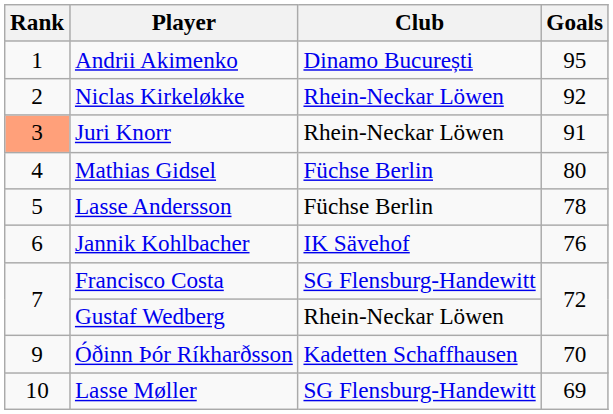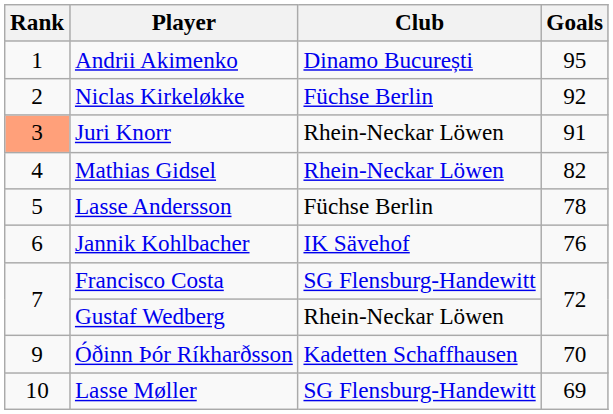(404, 96) Rhein-Neckar Löwen -> (368, 96) Füchse Berlin
(368, 170) Füchse Berlin -> (404, 170) Rhein-Neckar Löwen
(575, 170) 80 -> (575, 170) 82
